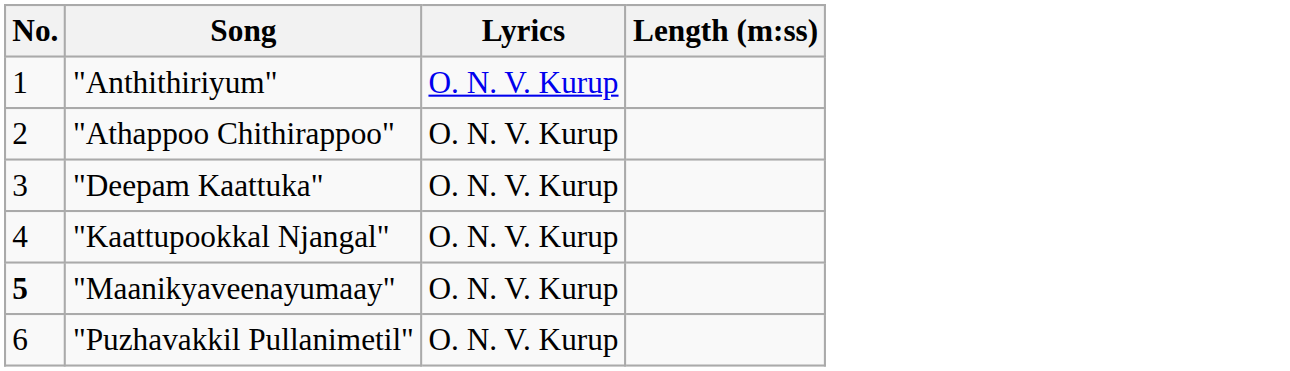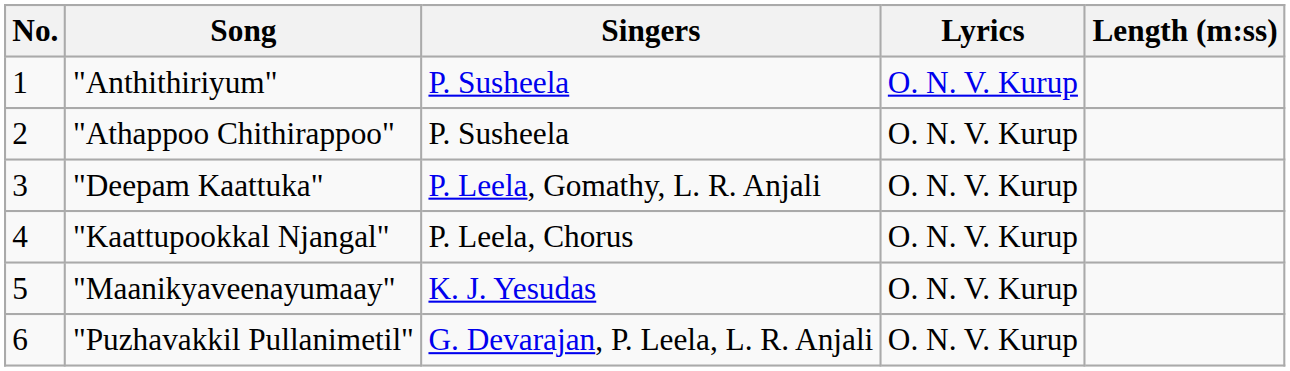+ column: (651, 30)
(20, 288) bold -> (20, 288) normal
